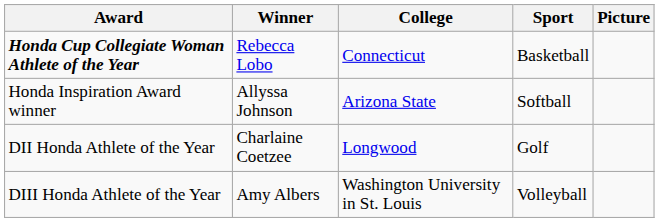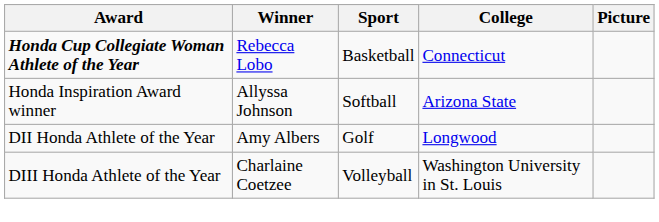columns swapped: (553, 18) <-> (426, 18)
(270, 147) Charlaine Coetzee -> (278, 138) Amy Albers
(278, 194) Amy Albers -> (270, 174) Charlaine Coetzee
